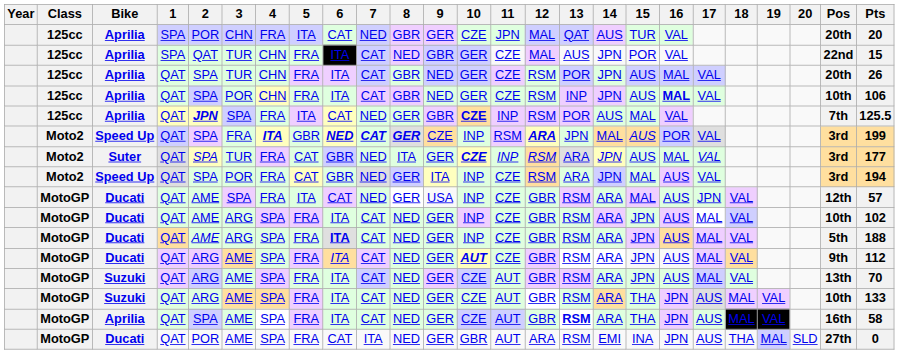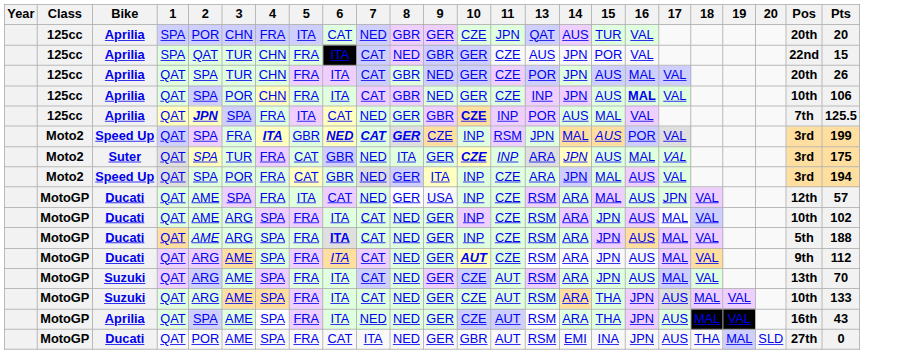- column: (542, 14)
(875, 156) 177 -> (841, 156) 175
(373, 319) CAT -> (373, 319) NED
(576, 319) bold -> (542, 319) normal
(875, 319) 58 -> (841, 319) 43
